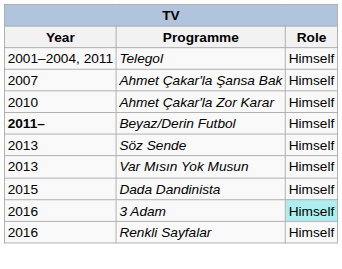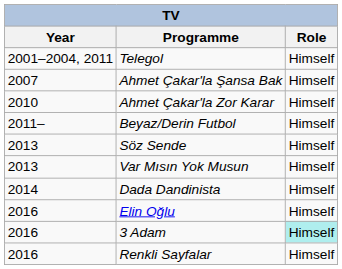(26, 124) bold -> (26, 124) normal
(23, 189) 2015 -> (23, 189) 2014
+ row: (147, 210)
